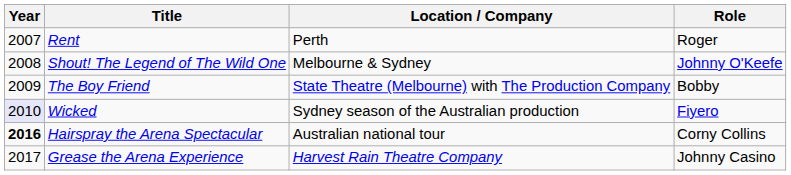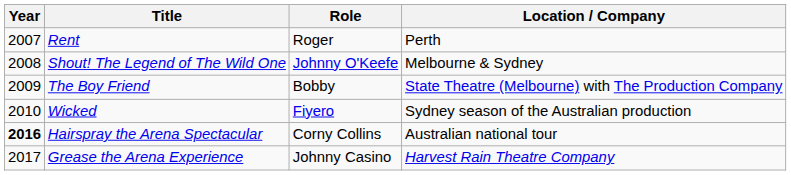columns swapped: (730, 16) <-> (482, 16)
(24, 110) lavender background -> (24, 110) no background
